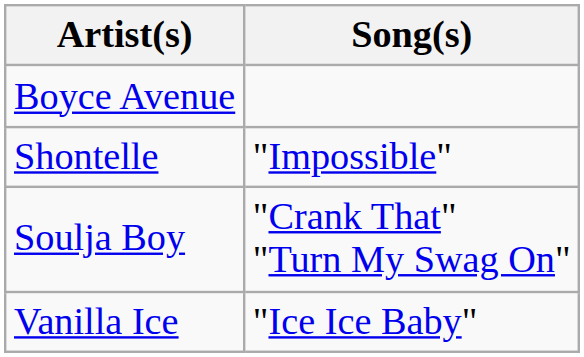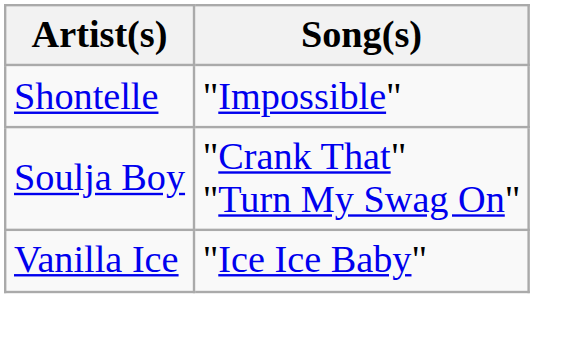- row: (125, 95)
